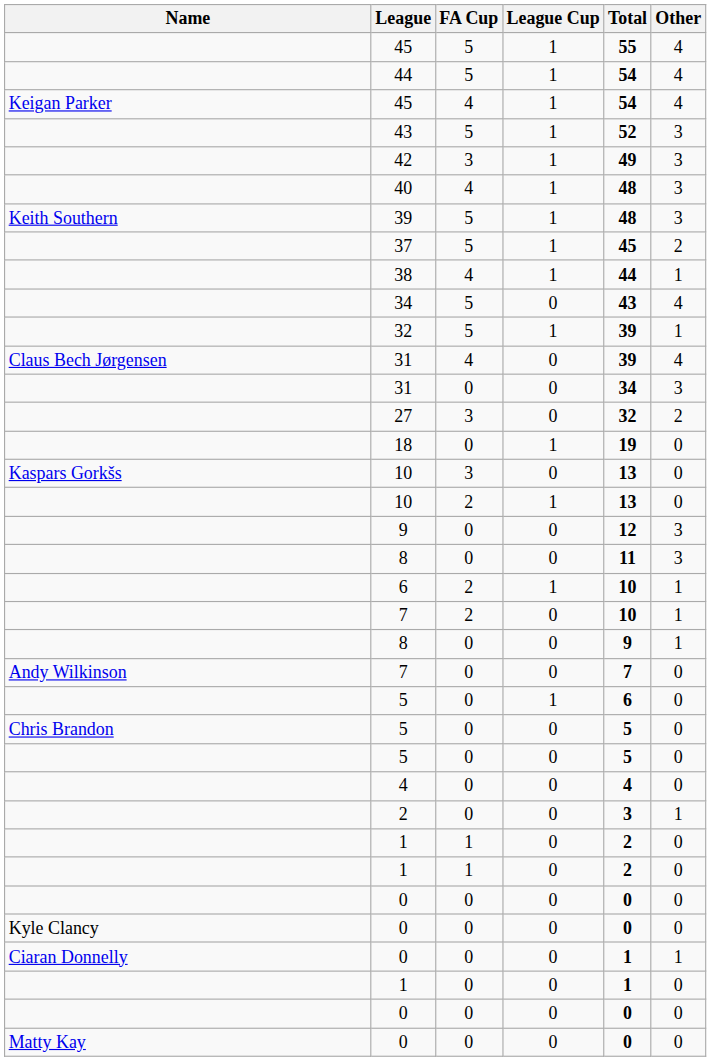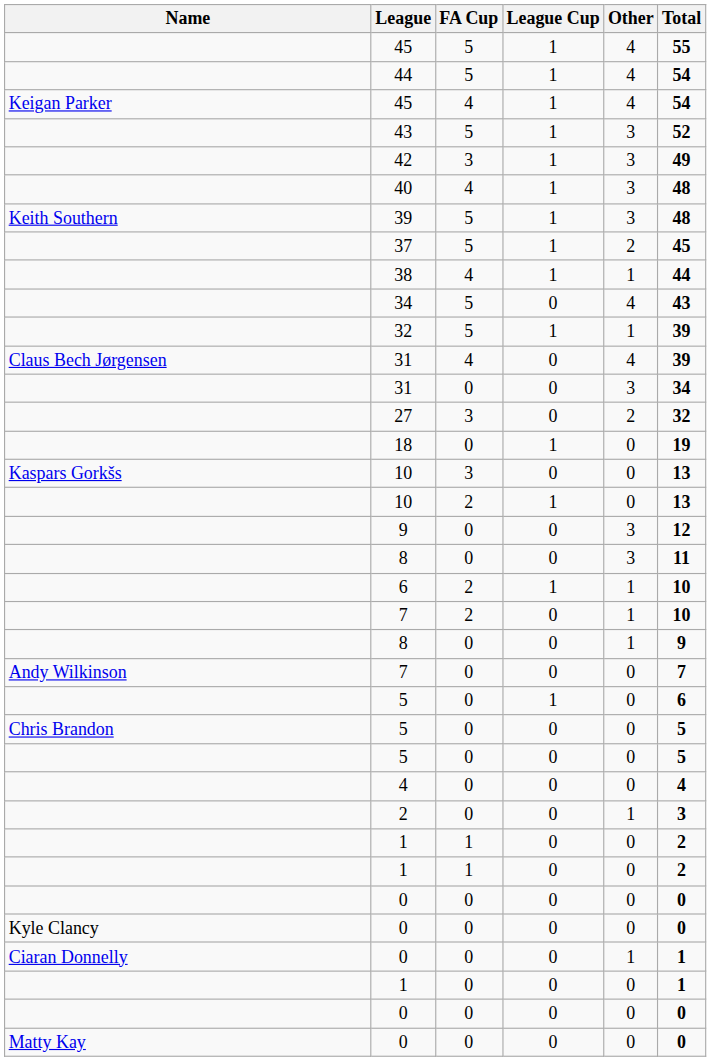columns swapped: (678, 18) <-> (627, 18)
